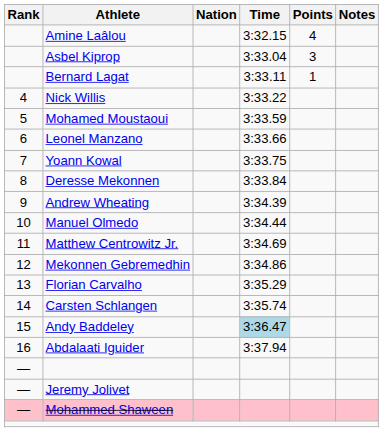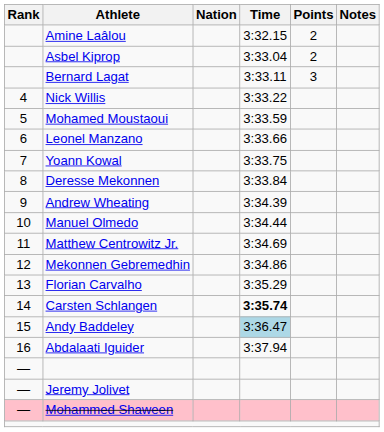(313, 35) 4 -> (313, 35) 2
(313, 56) 3 -> (313, 56) 2
(313, 77) 1 -> (313, 77) 3
(265, 306) normal -> (265, 306) bold
